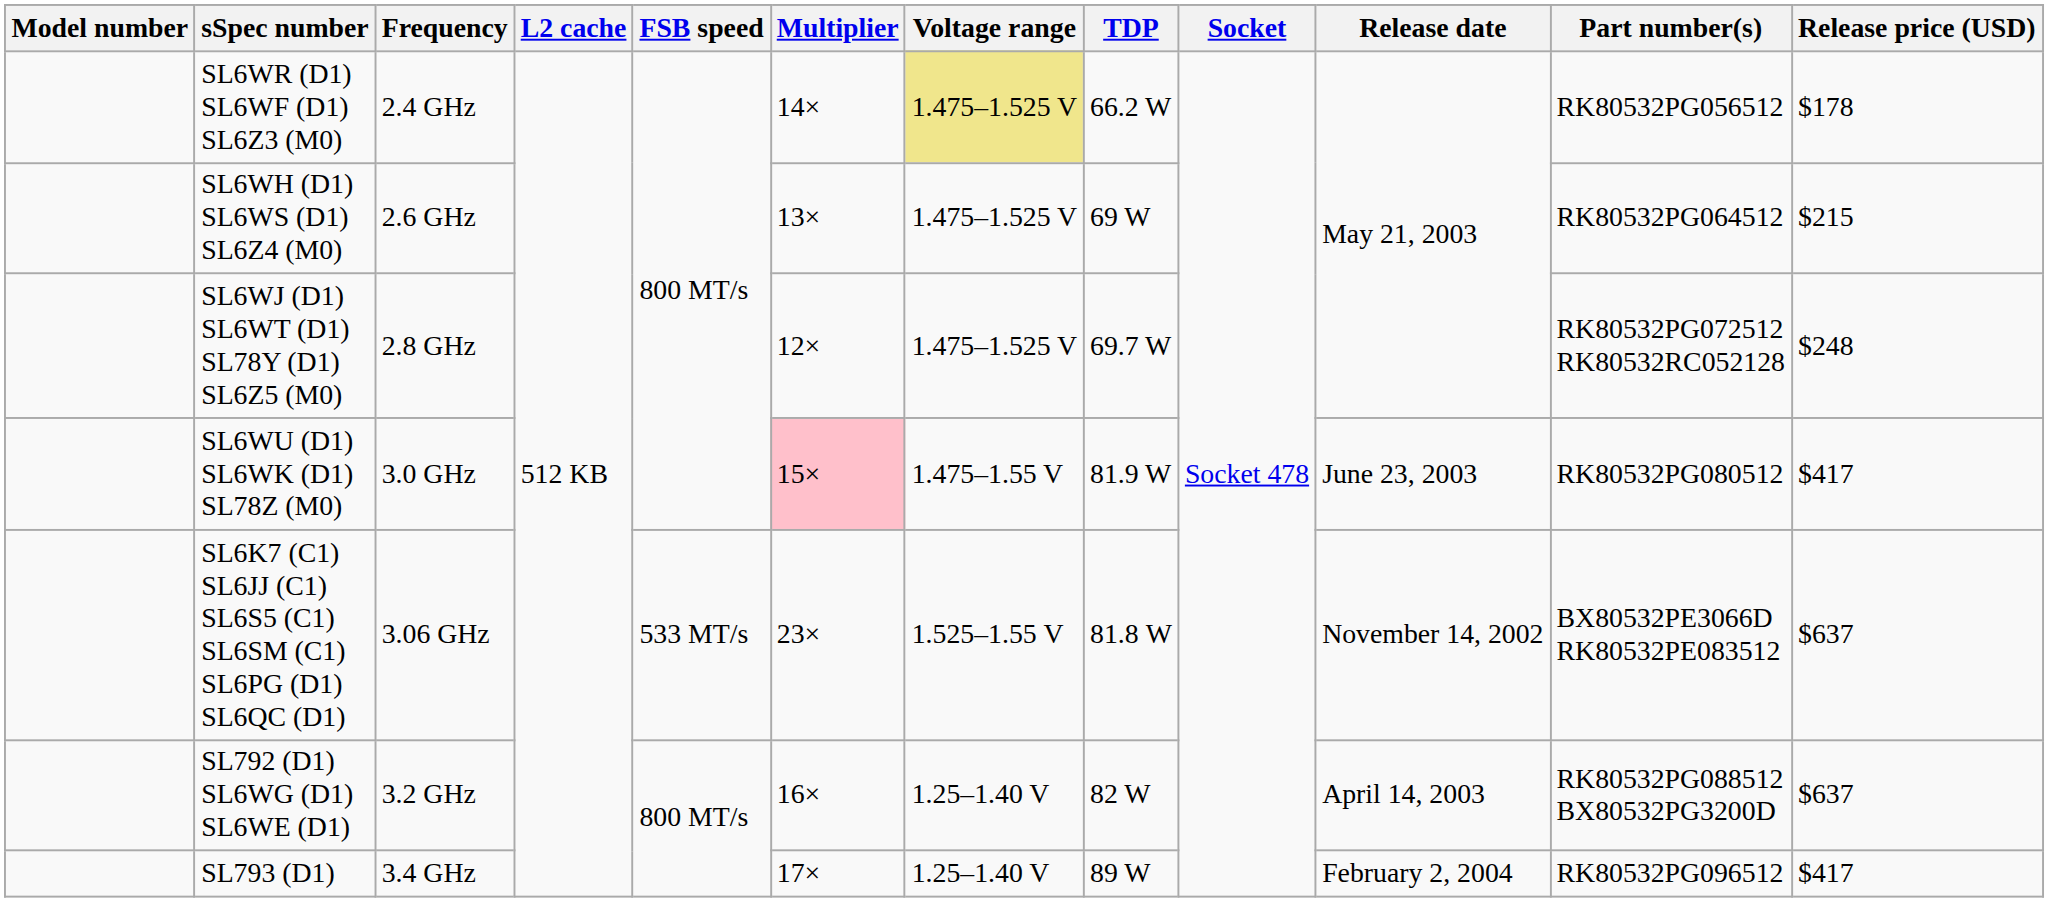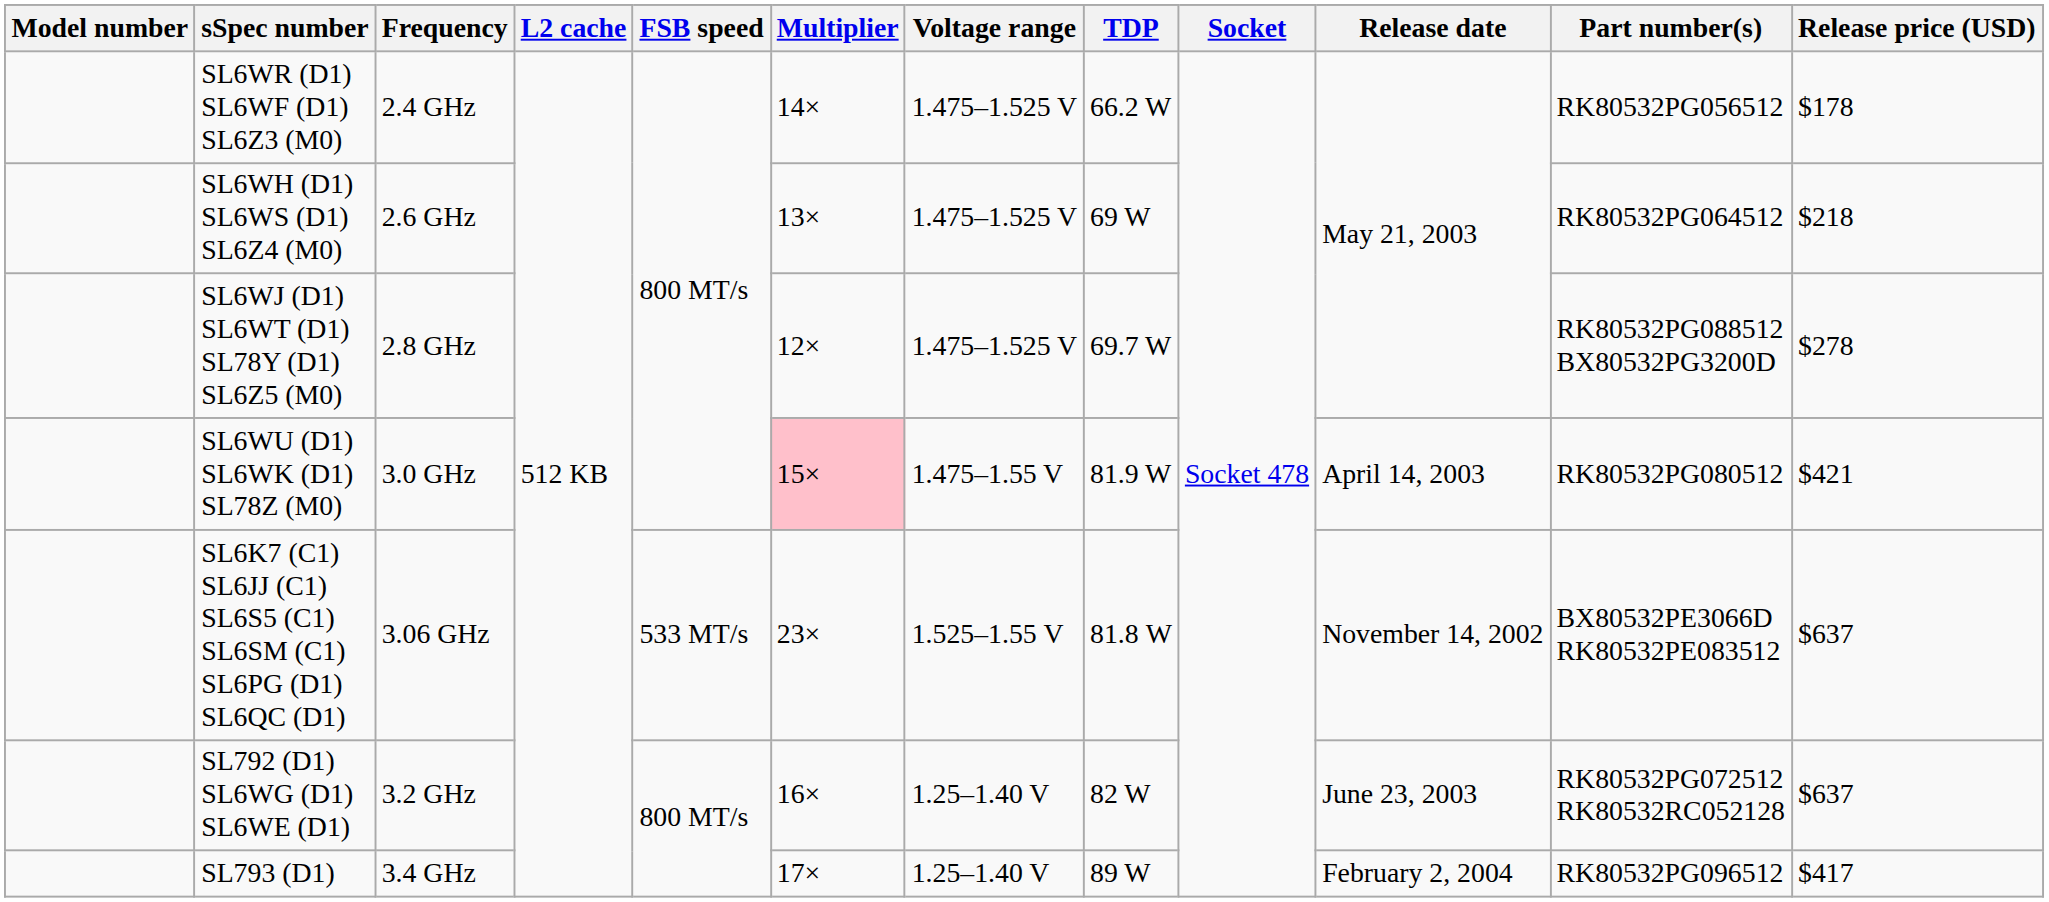(994, 106) khaki background -> (994, 106) no background
(1826, 217) $215 -> (1826, 217) $218
(1671, 345) RK80532PG072512 RK80532RC052128 -> (1670, 345) RK80532PG088512 BX80532PG3200D
(1826, 345) $248 -> (1826, 345) $278
(1400, 473) June 23, 2003 -> (1404, 473) April 14, 2003
(1826, 473) $417 -> (1826, 473) $421
(1404, 794) April 14, 2003 -> (1400, 794) June 23, 2003
(1670, 794) RK80532PG088512 BX80532PG3200D -> (1671, 794) RK80532PG072512 RK80532RC052128
